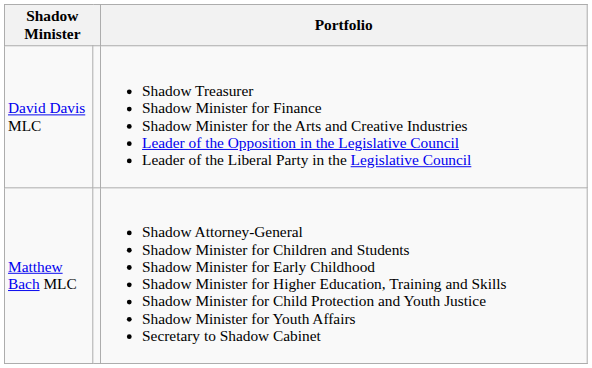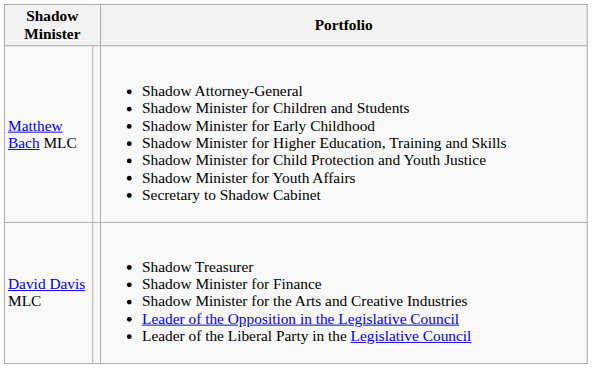rows swapped: (47, 116) <-> (42, 275)
